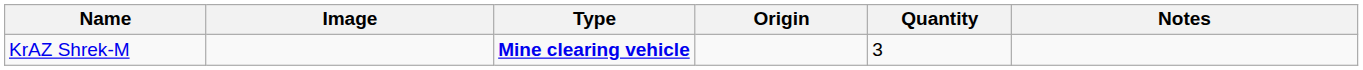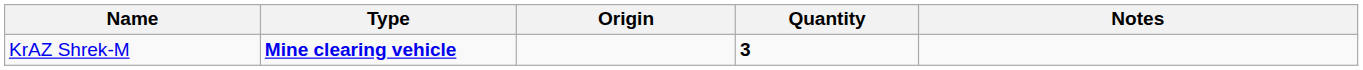- column: (350, 19)
(878, 49) normal -> (745, 49) bold
